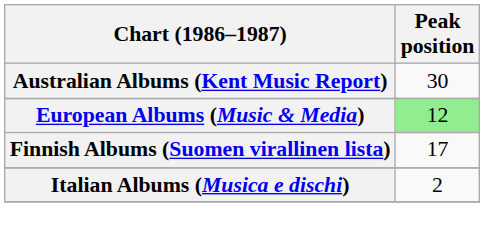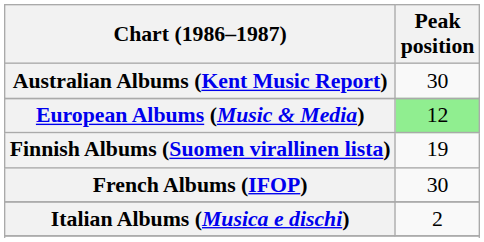(438, 149) 17 -> (438, 149) 19
+ row: (200, 184)
